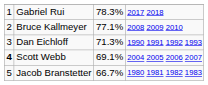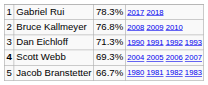(110, 27) 77.1% -> (110, 27) 76.8%
(110, 57) 69.1% -> (110, 57) 69.3%
